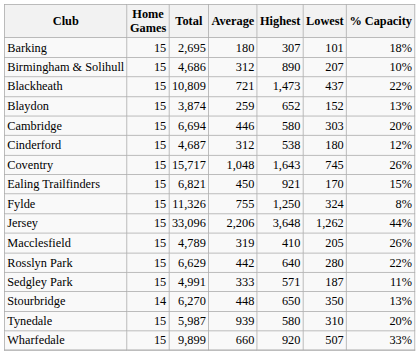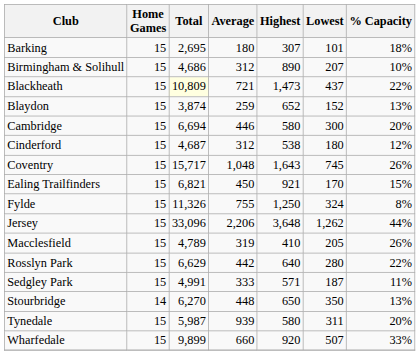(189, 86) no background -> (189, 86) lightyellow background
(334, 125) 303 -> (334, 125) 300
(334, 321) 310 -> (335, 321) 311
